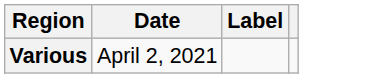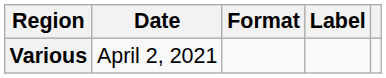+ column: (264, 21)
